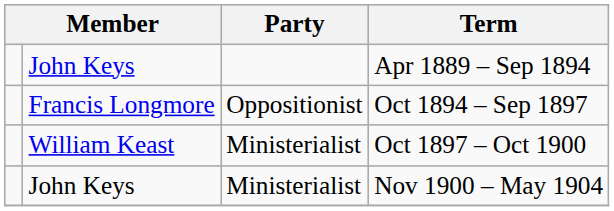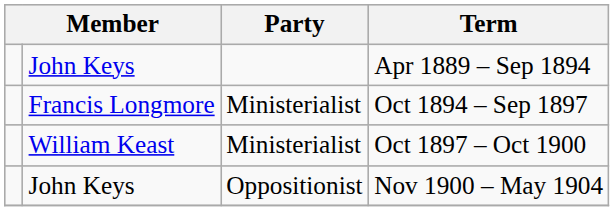(294, 104) Oppositionist -> (294, 104) Ministerialist
(294, 184) Ministerialist -> (294, 184) Oppositionist
